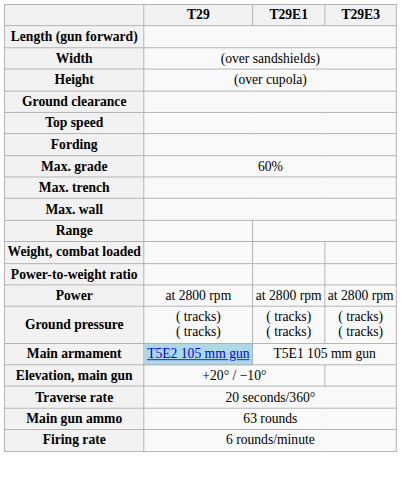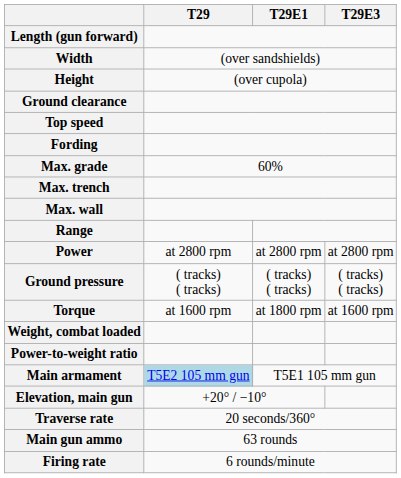rows swapped: (74, 295) <-> (74, 252)
rows swapped: (74, 274) <-> (74, 324)
+ row: (74, 310)
